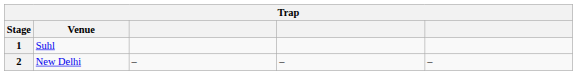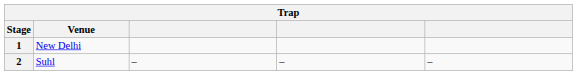(45, 45) Suhl -> (58, 45) New Delhi
(58, 62) New Delhi -> (45, 62) Suhl
